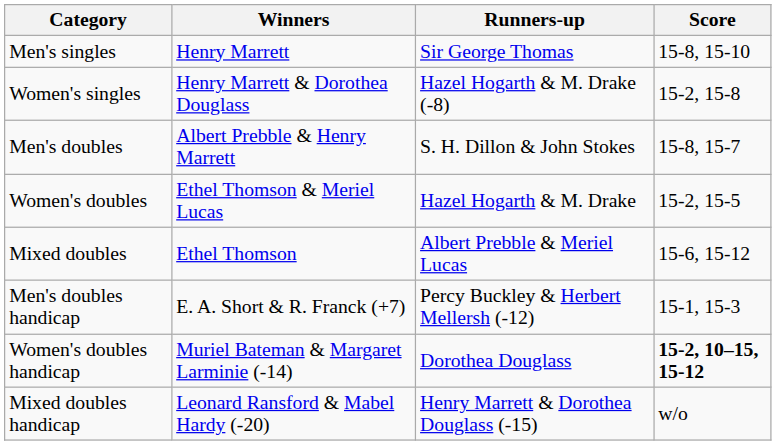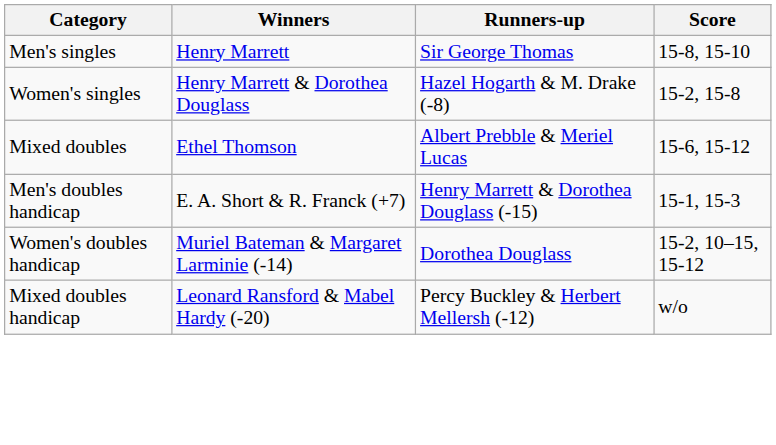- row: (66, 146)
- row: (78, 200)
(520, 307) Percy Buckley & Herbert Mellersh (-12) -> (526, 200) Henry Marrett & Dorothea Douglass (-15)
(708, 360) bold -> (708, 253) normal
(526, 413) Henry Marrett & Dorothea Douglass (-15) -> (520, 307) Percy Buckley & Herbert Mellersh (-12)
